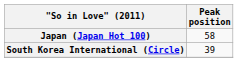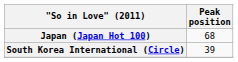(210, 36) 58 -> (210, 36) 68
